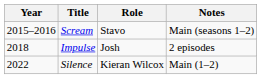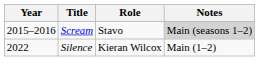(212, 30) no background -> (209, 30) lightgrey background
- row: (78, 47)
